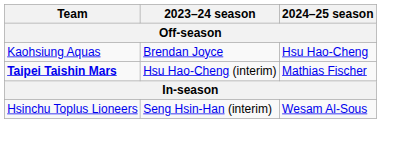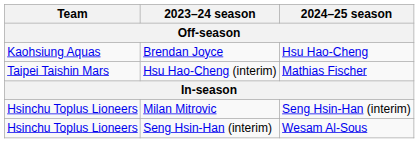(62, 71) bold -> (58, 71) normal
+ row: (180, 109)
